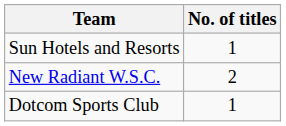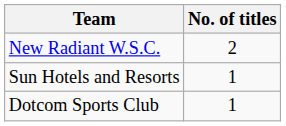rows swapped: (85, 76) <-> (94, 47)
